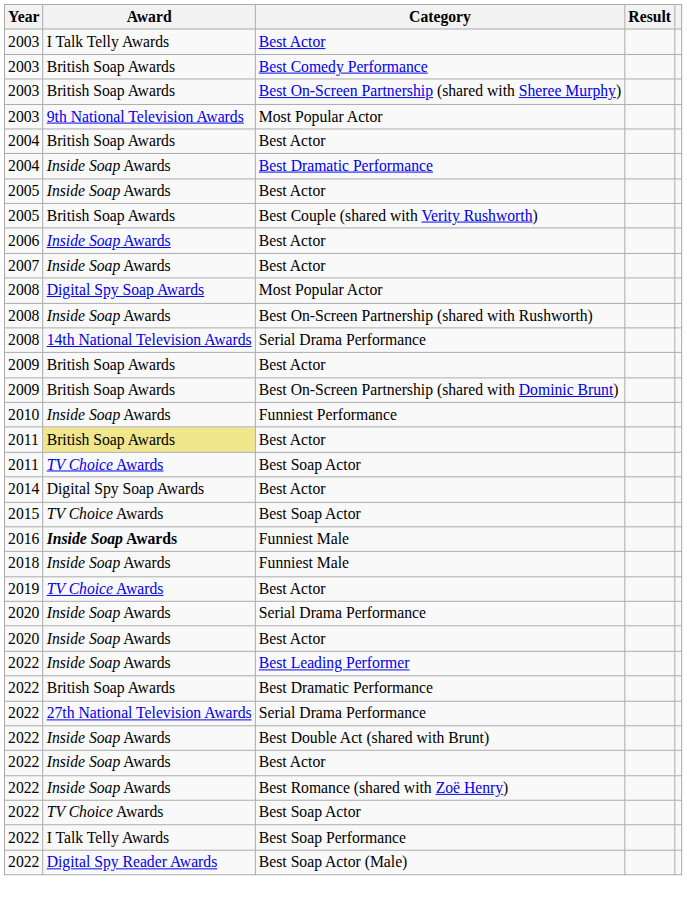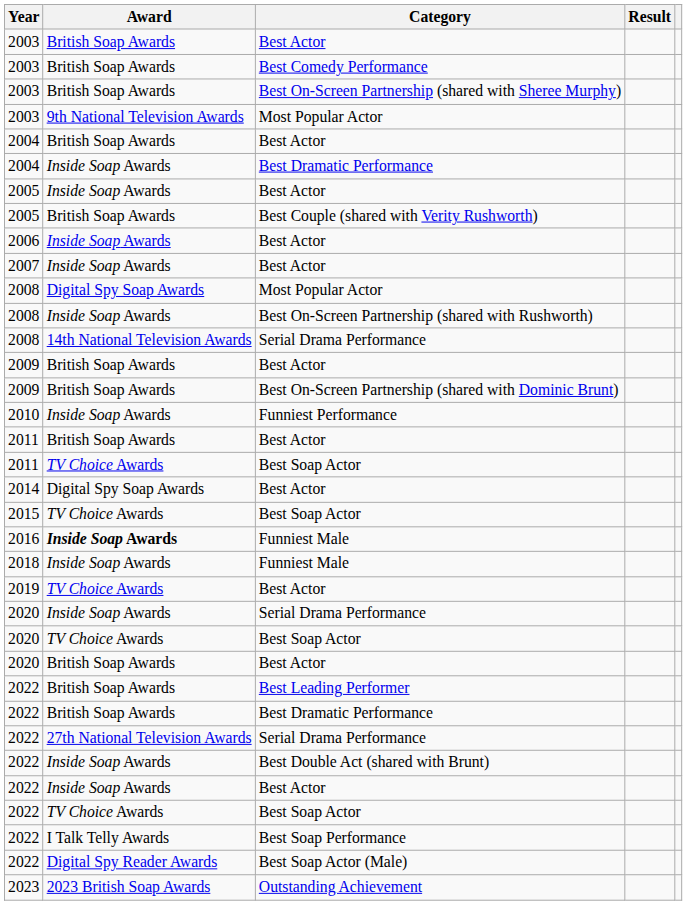(108, 41) I Talk Telly Awards -> (111, 41) British Soap Awards
(111, 439) khaki background -> (111, 439) no background
+ row: (24, 638)
(109, 638) Inside Soap Awards -> (111, 663) British Soap Awards
(109, 663) Inside Soap Awards -> (111, 688) British Soap Awards
- row: (24, 787)
+ row: (24, 887)
